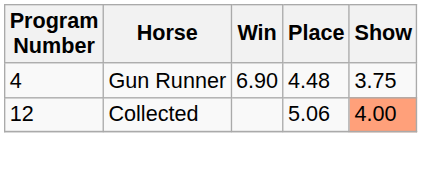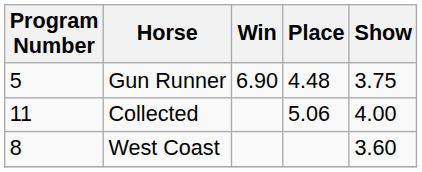(16, 80) 4 -> (16, 80) 5
(22, 114) 12 -> (21, 114) 11
(375, 114) lightsalmon background -> (375, 114) no background
+ row: (164, 148)
